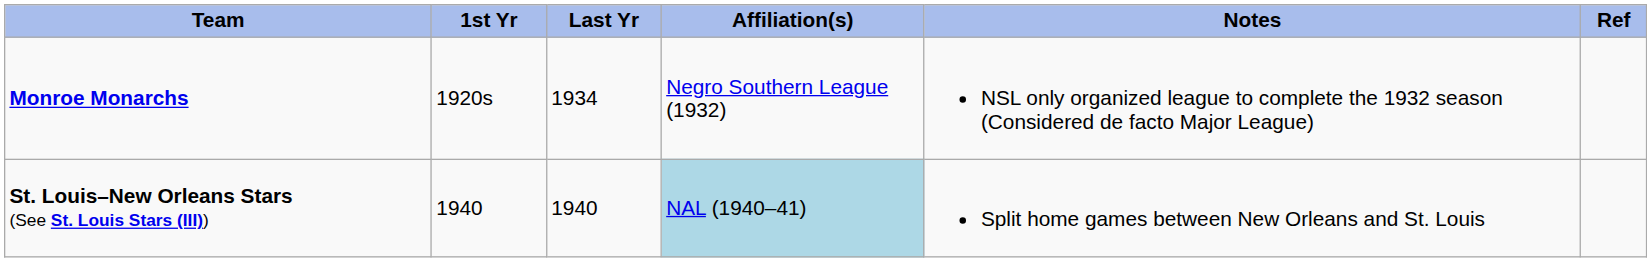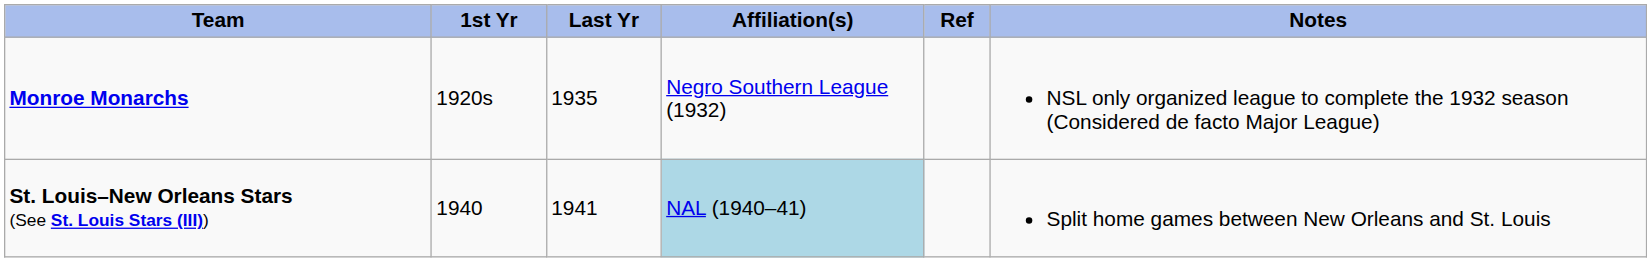columns swapped: (1252, 20) <-> (1614, 20)
(574, 98) 1934 -> (574, 98) 1935
(574, 207) 1940 -> (574, 207) 1941
